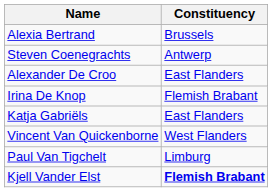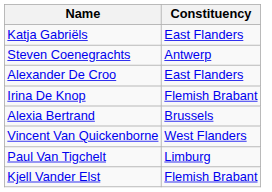rows swapped: (51, 34) <-> (48, 116)
(214, 177) bold -> (211, 177) normal
